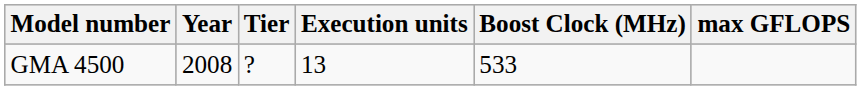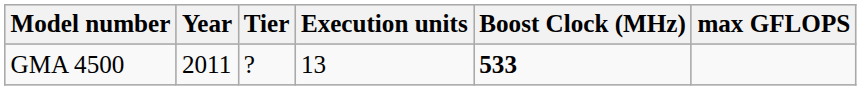(207, 64) 2008 -> (207, 64) 2011
(498, 64) normal -> (498, 64) bold
